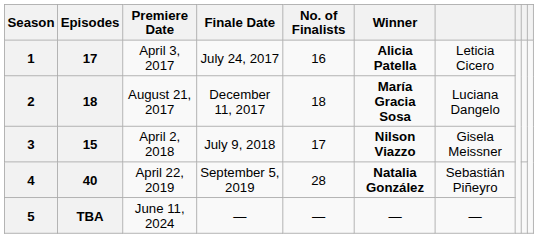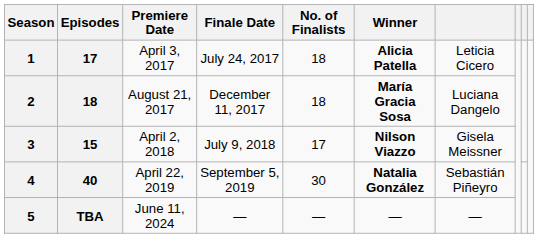(319, 58) 16 -> (319, 58) 18
(319, 180) 28 -> (319, 180) 30
